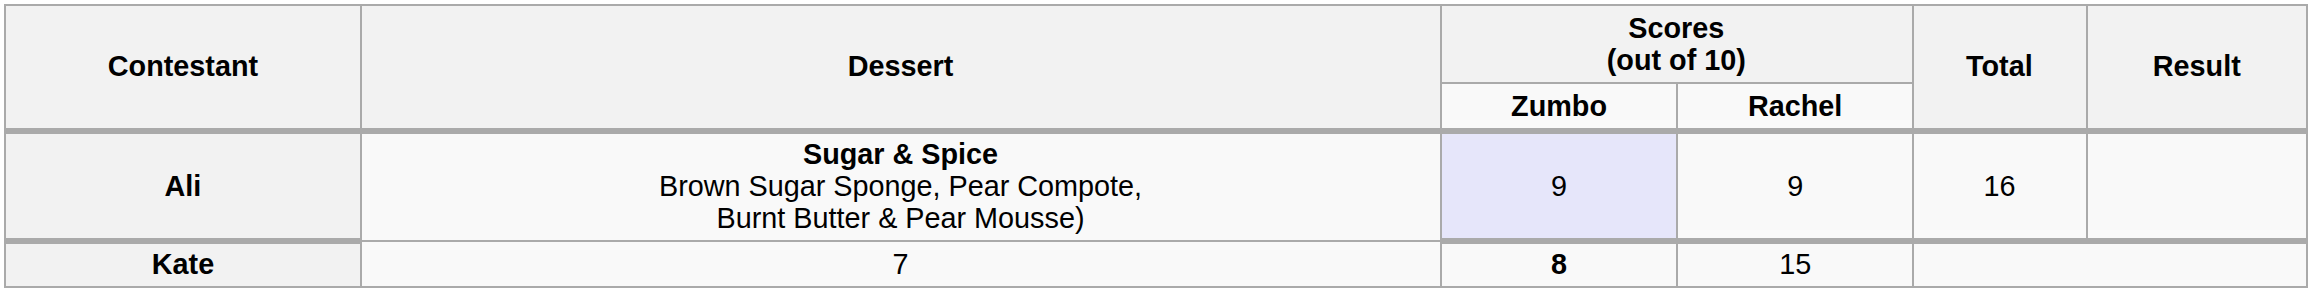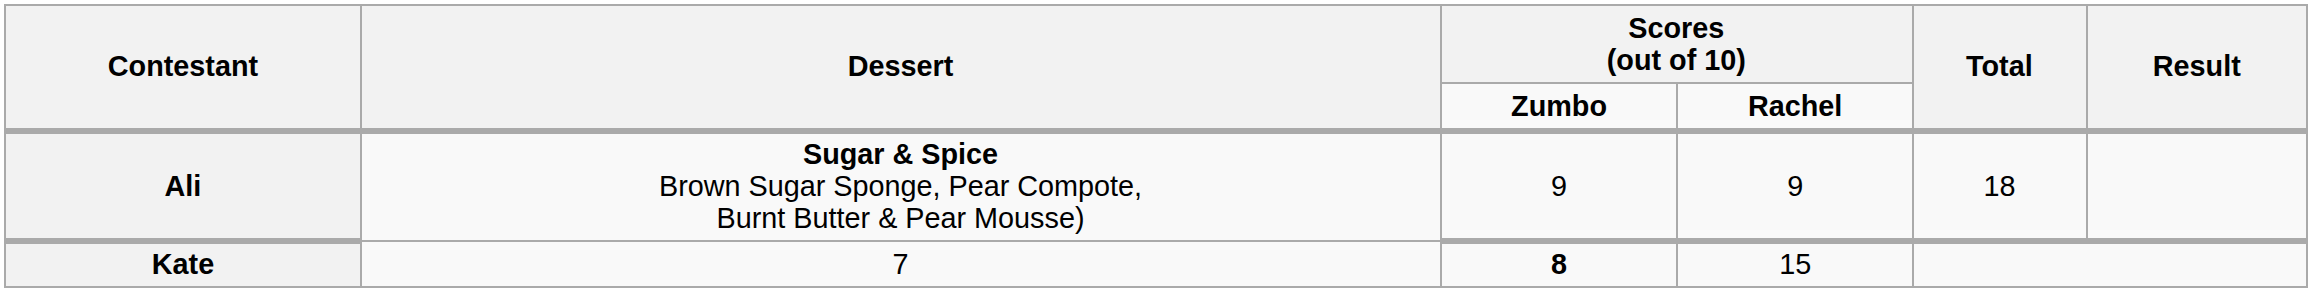(1559, 186) lavender background -> (1559, 186) no background
(1999, 186) 16 -> (1999, 186) 18
